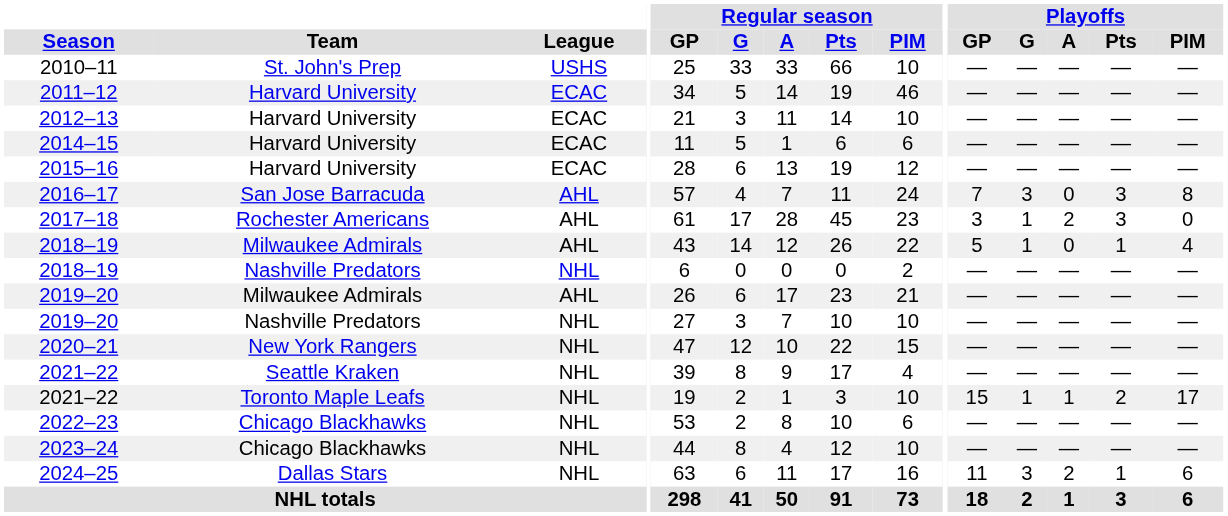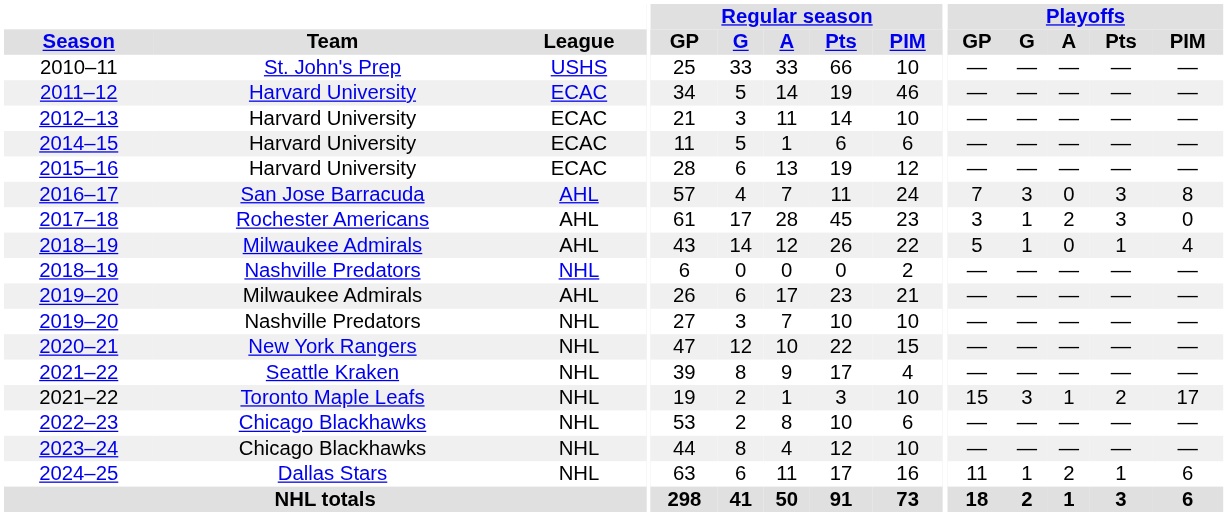(1027, 397) 1 -> (1027, 397) 3
(1027, 473) 3 -> (1027, 473) 1
